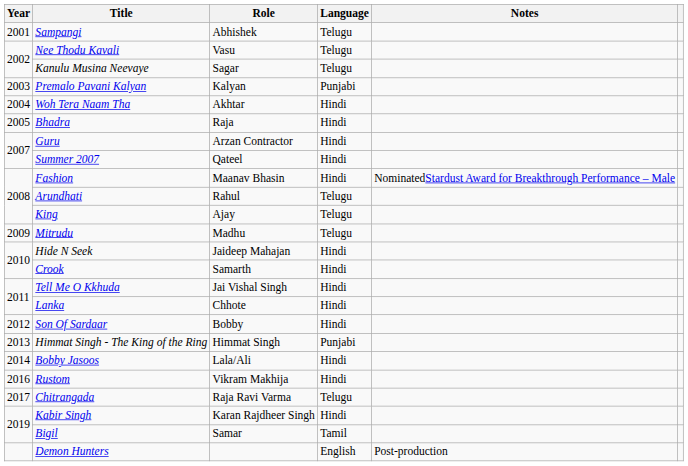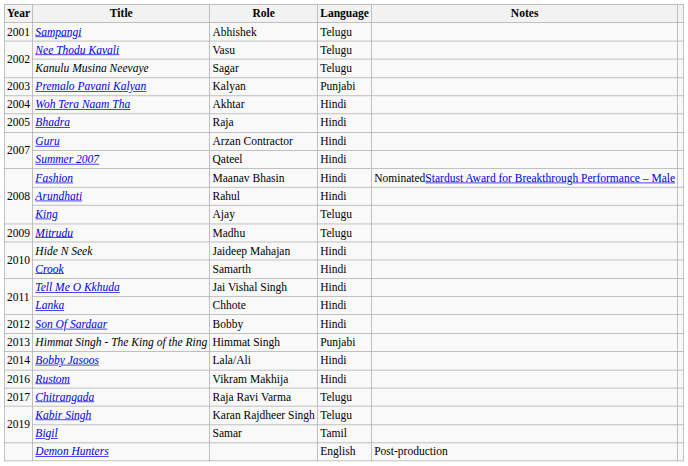(336, 196) Telugu -> (333, 196) Hindi
(333, 415) Hindi -> (336, 415) Telugu
